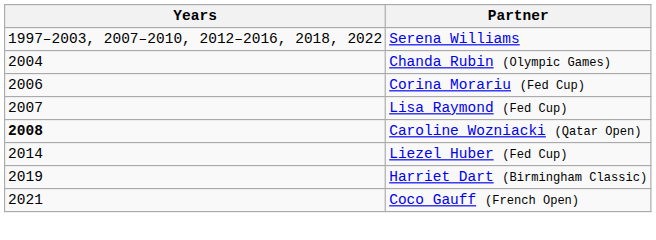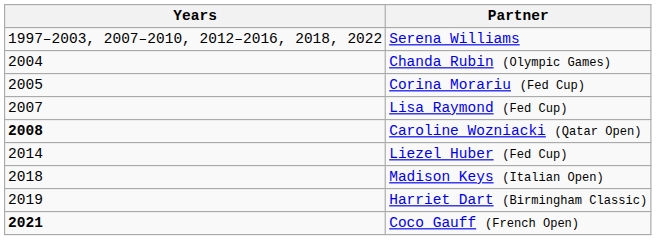(25, 85) 2006 -> (25, 85) 2005
+ row: (496, 177)
(25, 200) normal -> (25, 223) bold
